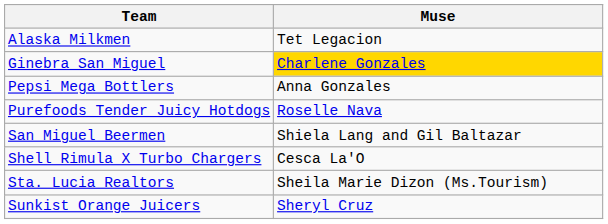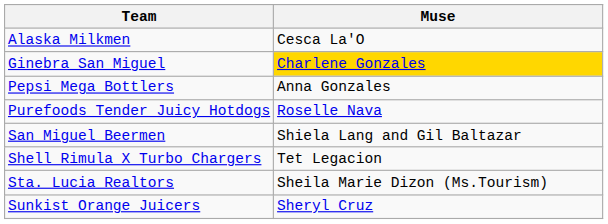(330, 40) Tet Legacion -> (321, 40) Cesca La'O
(321, 159) Cesca La'O -> (330, 159) Tet Legacion
